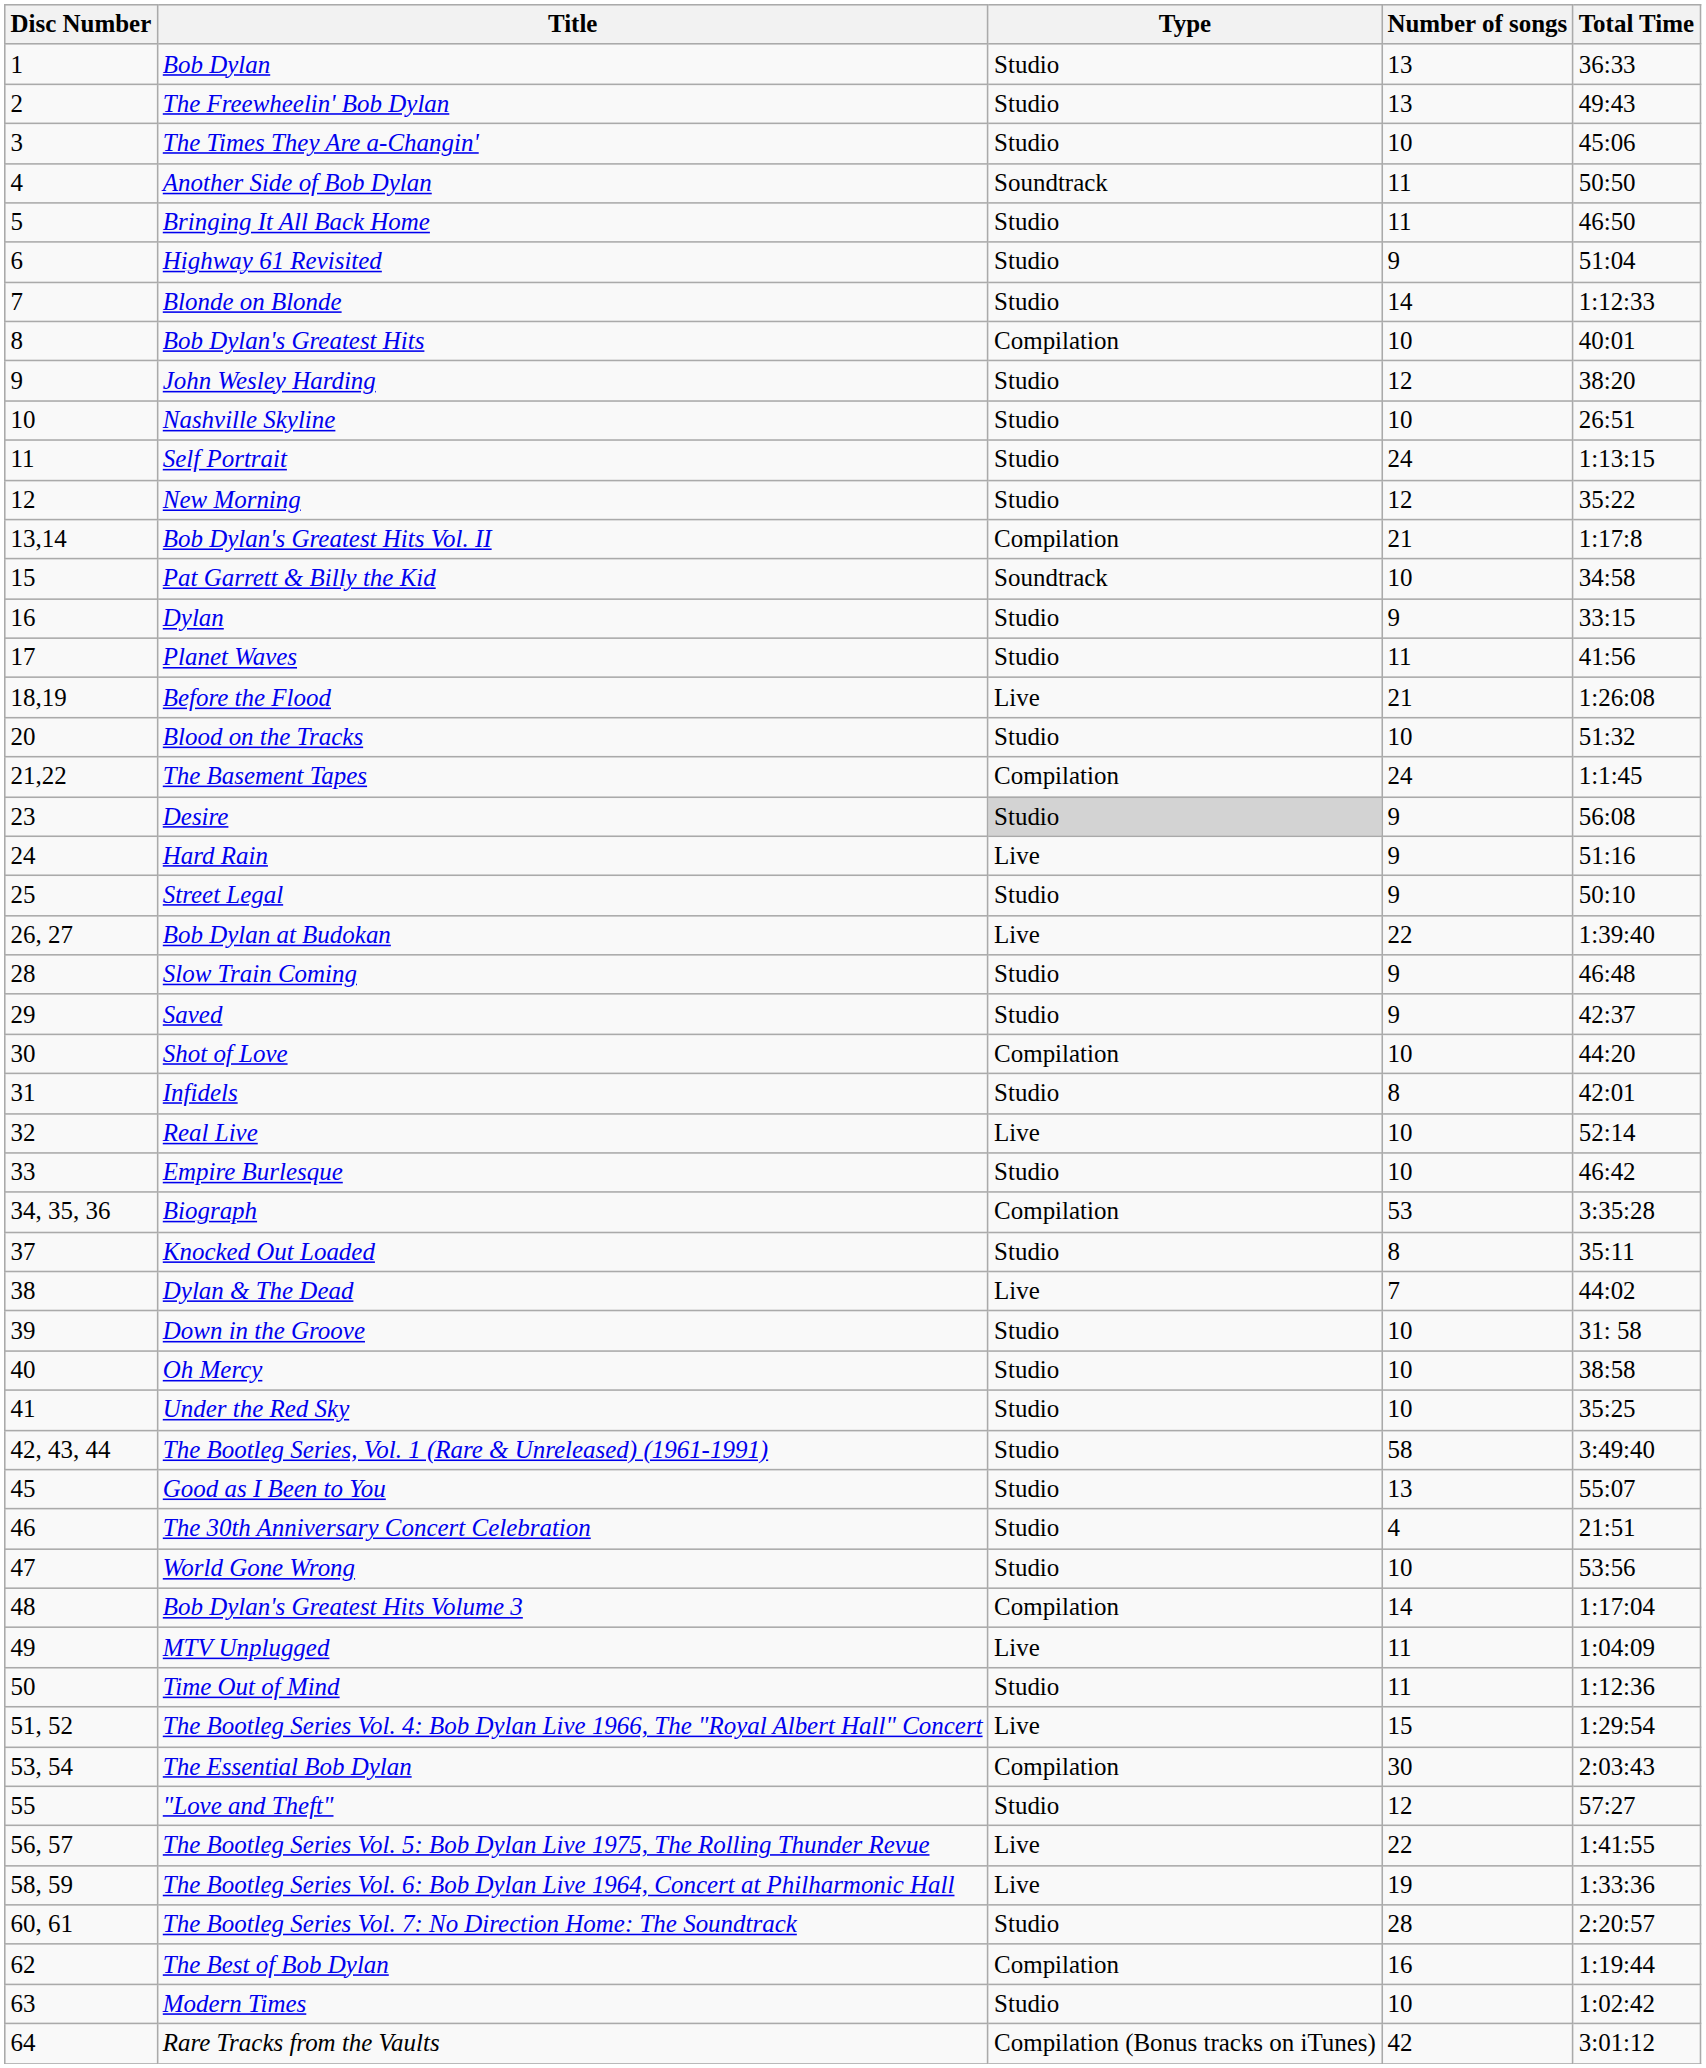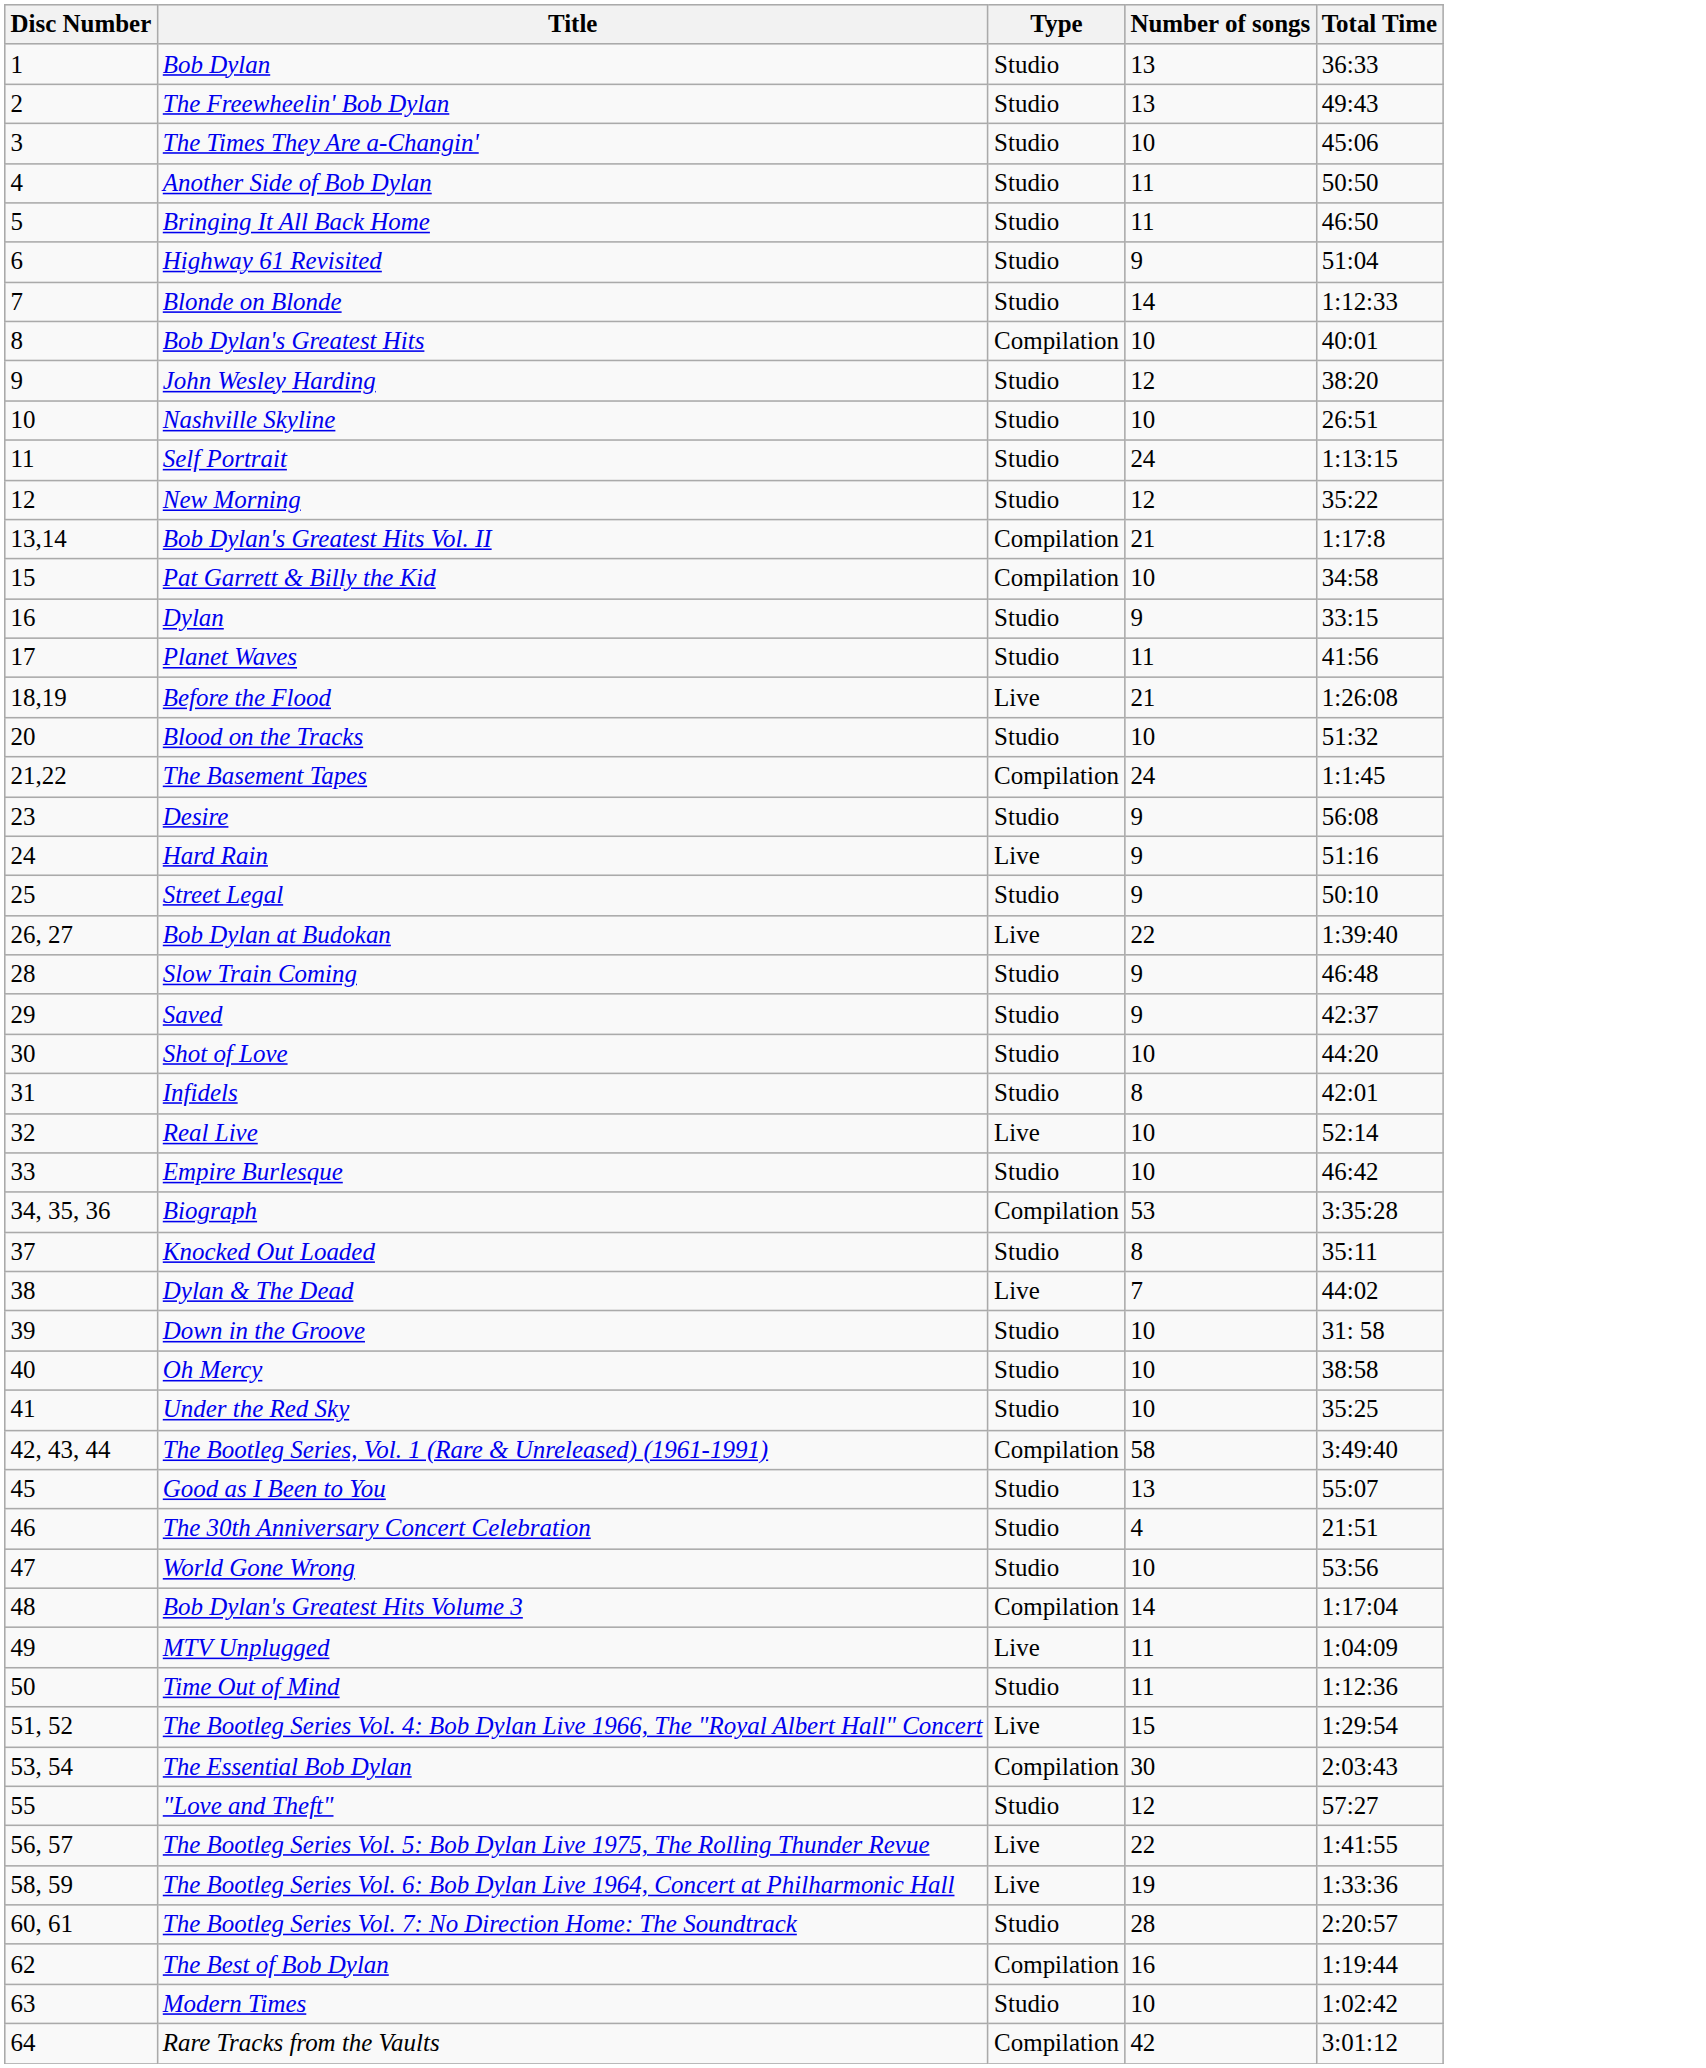(1051, 182) Soundtrack -> (1027, 182) Studio
(1051, 578) Soundtrack -> (1056, 578) Compilation
(1027, 815) lightgrey background -> (1027, 815) no background
(1056, 1053) Compilation -> (1027, 1053) Studio
(1027, 1449) Studio -> (1056, 1449) Compilation
(1185, 2043) Compilation (Bonus tracks on iTunes) -> (1056, 2043) Compilation
